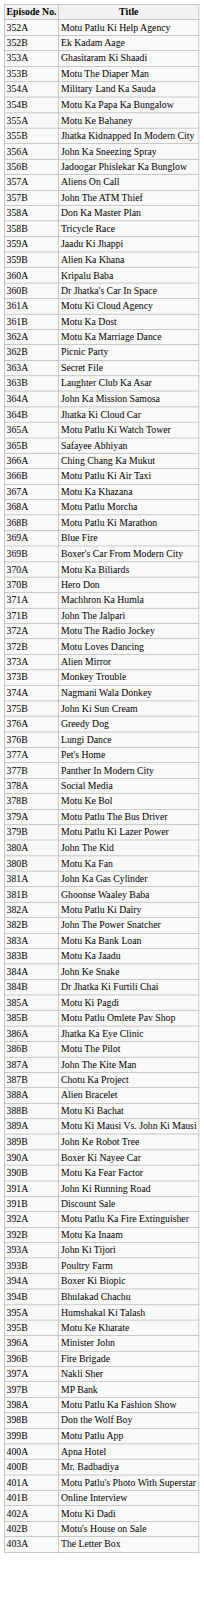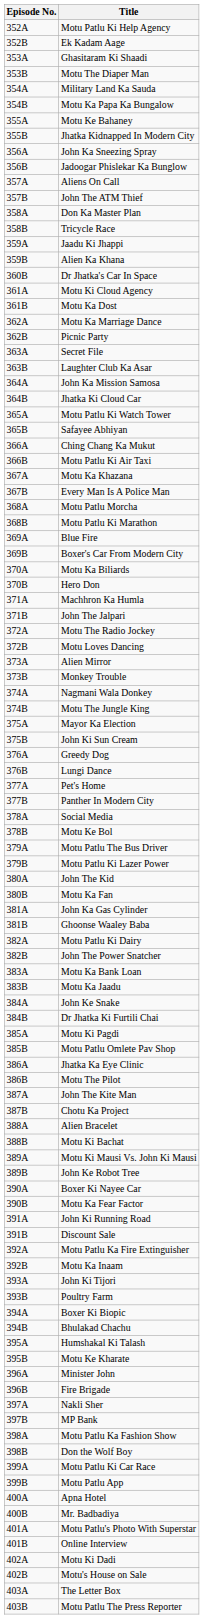- row: (87, 275)
+ row: (115, 492)
+ row: (105, 708)
+ row: (98, 724)
+ row: (108, 1467)
+ row: (121, 1606)
